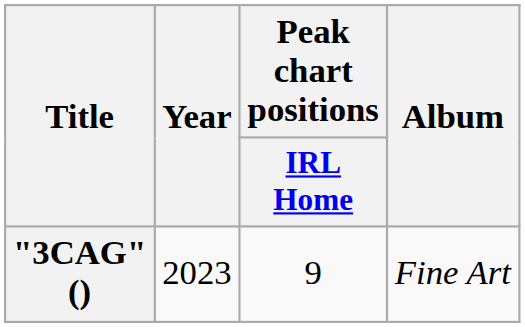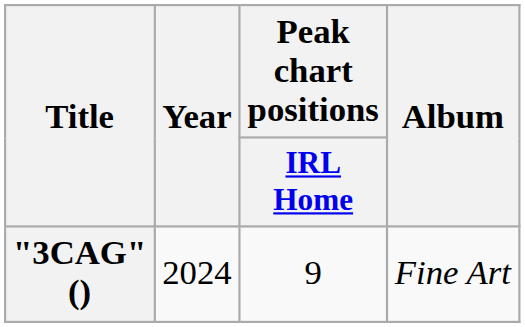(197, 273) 2023 -> (197, 273) 2024
